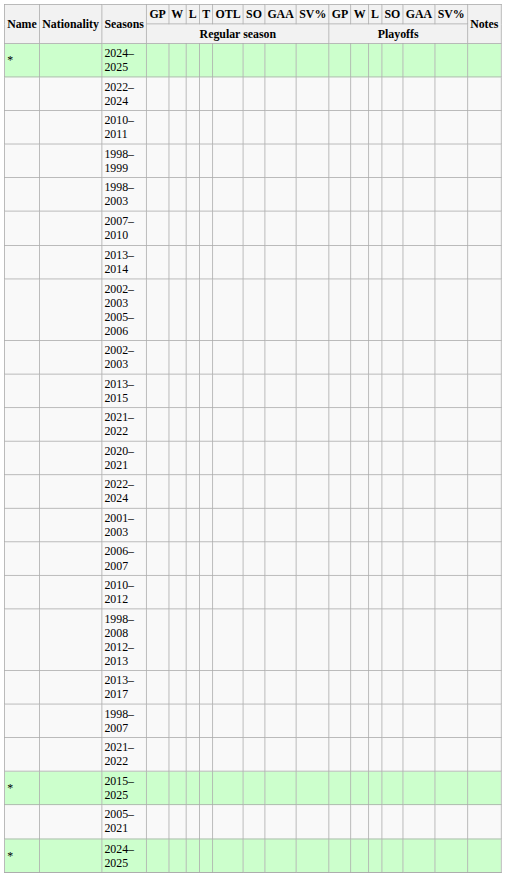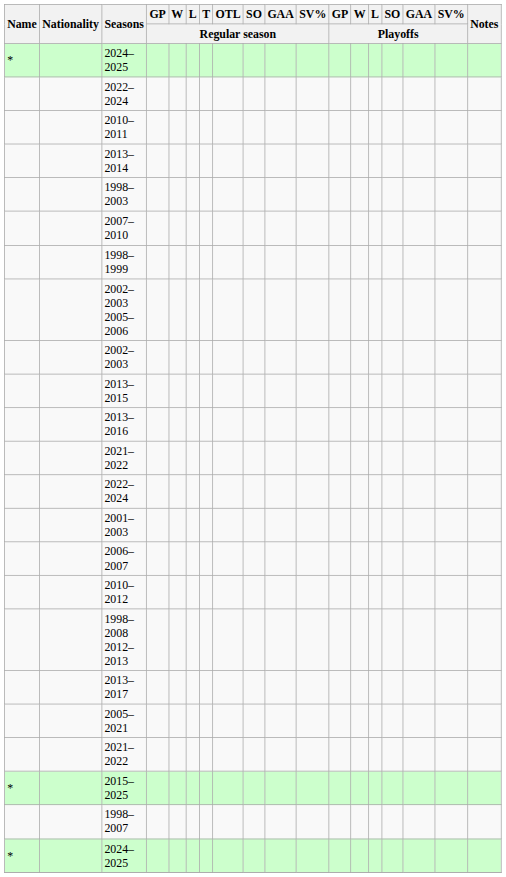rows swapped: (22, 262) <-> (22, 161)
+ row: (22, 424)
- row: (22, 458)
rows swapped: (22, 822) <-> (22, 721)
